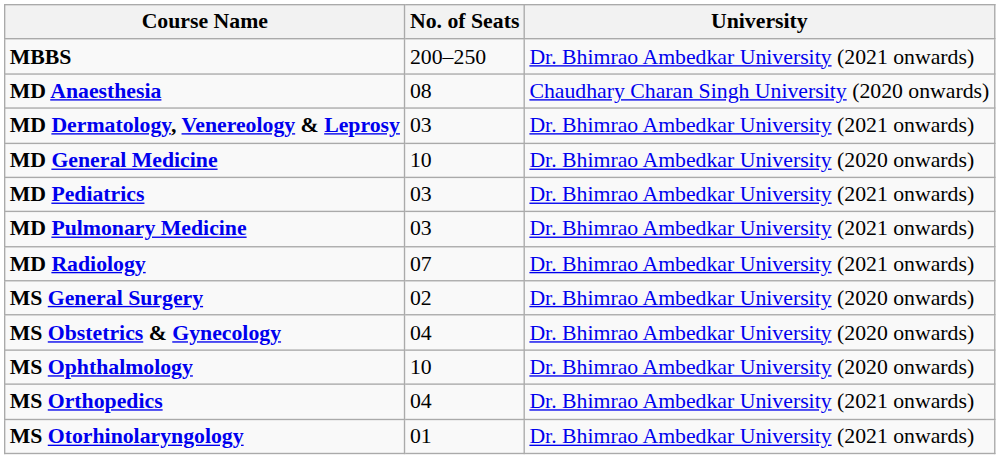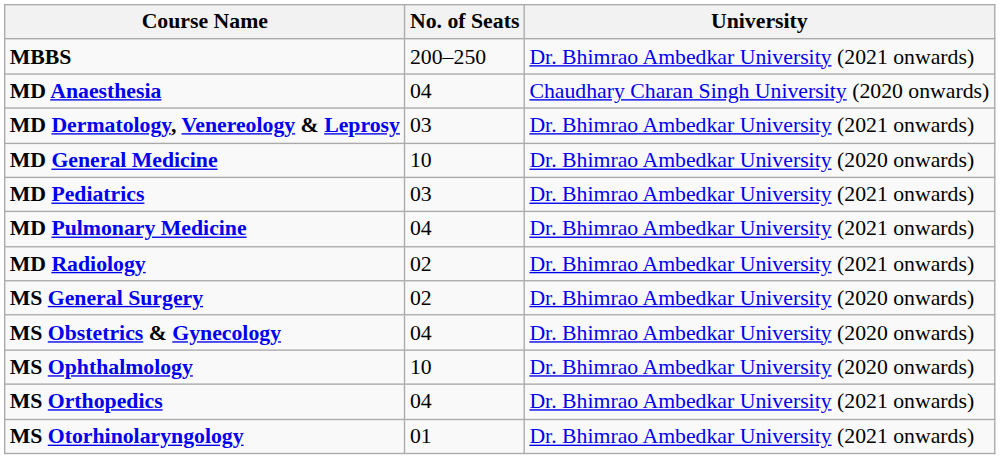(421, 90) 08 -> (421, 90) 04
(421, 228) 03 -> (421, 228) 04
(421, 263) 07 -> (421, 263) 02
